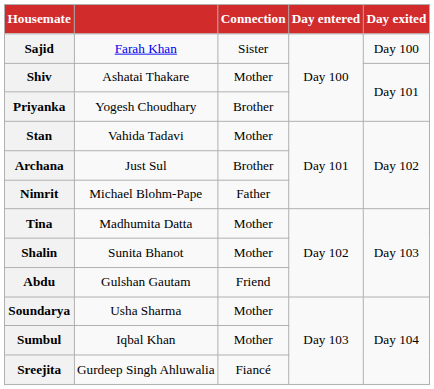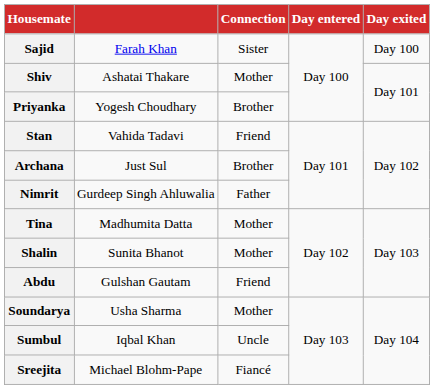(253, 136) Mother -> (253, 136) Friend
(146, 194) Michael Blohm-Pape -> (146, 194) Gurdeep Singh Ahluwalia
(253, 340) Mother -> (253, 340) Uncle
(146, 370) Gurdeep Singh Ahluwalia -> (146, 370) Michael Blohm-Pape
